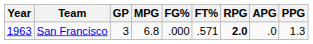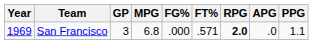(19, 31) 1963 -> (19, 31) 1969
(297, 31) 1.3 -> (297, 31) 1.1
